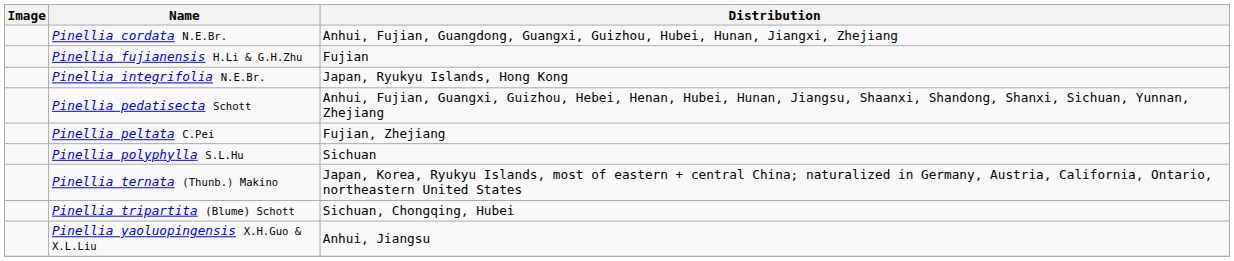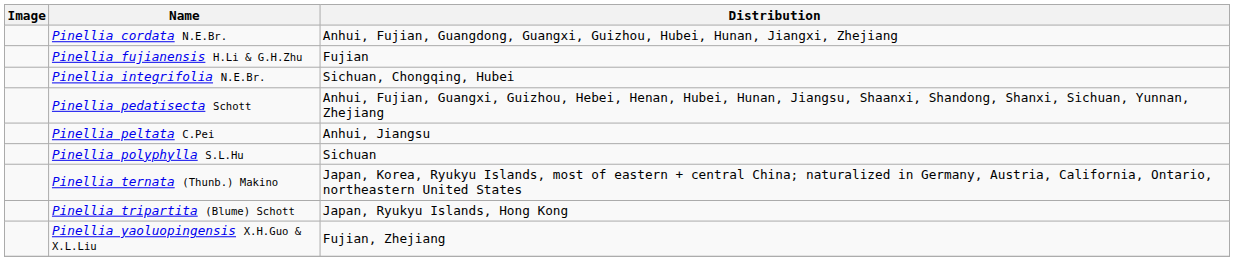(445, 77) Japan, Ryukyu Islands, Hong Kong -> (419, 77) Sichuan, Chongqing, Hubei
(384, 133) Fujian, Zhejiang -> (376, 133) Anhui, Jiangsu
(419, 210) Sichuan, Chongqing, Hubei -> (445, 210) Japan, Ryukyu Islands, Hong Kong
(376, 238) Anhui, Jiangsu -> (384, 238) Fujian, Zhejiang
